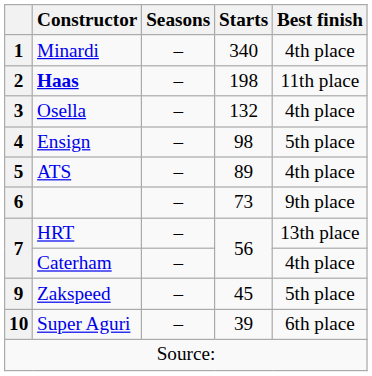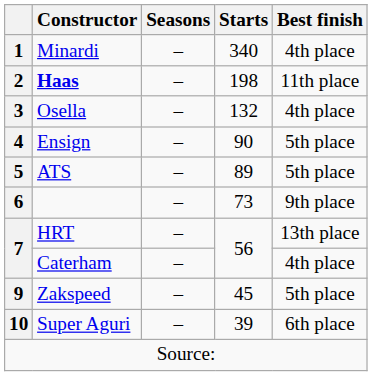(244, 141) 98 -> (244, 141) 90
(320, 171) 4th place -> (320, 171) 5th place
